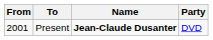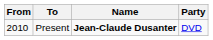(17, 27) 2001 -> (17, 27) 2010
